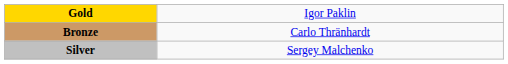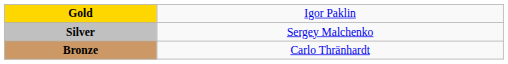rows swapped: (80, 50) <-> (80, 31)
